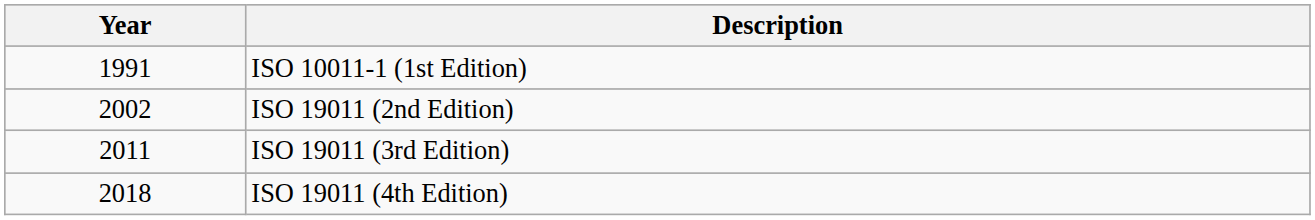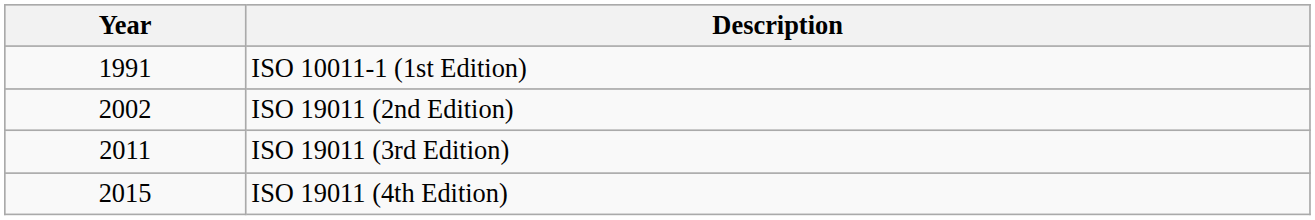(125, 192) 2018 -> (125, 192) 2015
